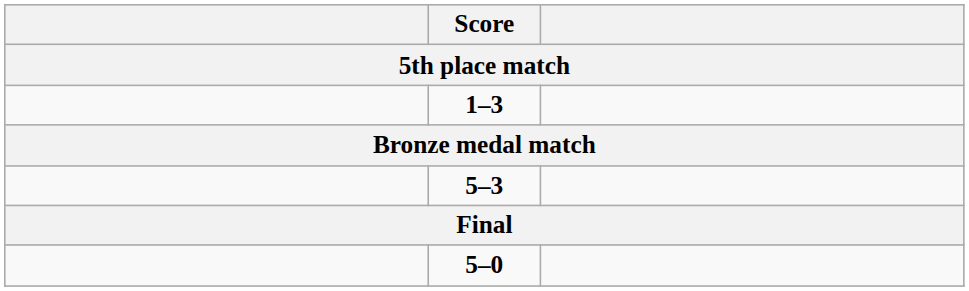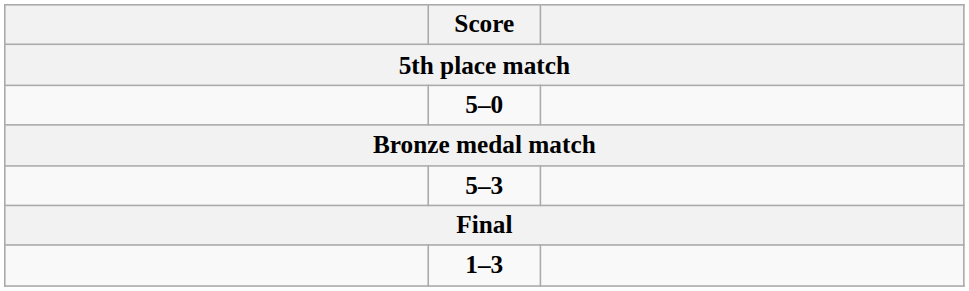rows swapped: (484, 265) <-> (484, 104)
